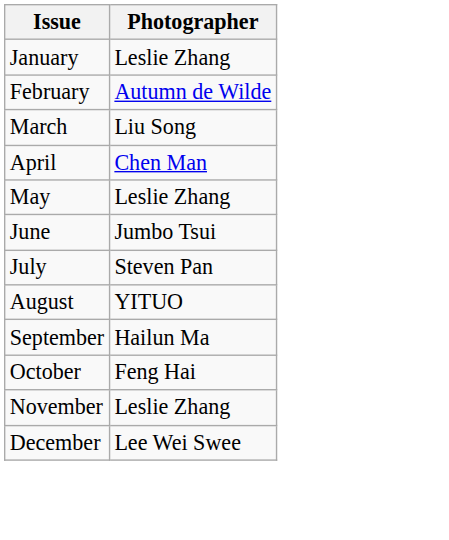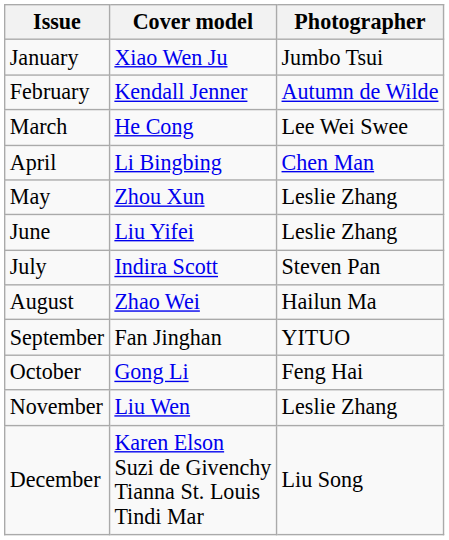+ column: (193, 22)
(172, 57) Leslie Zhang -> (332, 57) Jumbo Tsui
(155, 127) Liu Song -> (345, 127) Lee Wei Swee
(165, 232) Jumbo Tsui -> (339, 232) Leslie Zhang
(149, 302) YITUO -> (329, 302) Hailun Ma
(162, 337) Hailun Ma -> (316, 337) YITUO
(178, 442) Lee Wei Swee -> (322, 479) Liu Song
